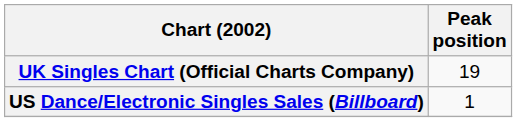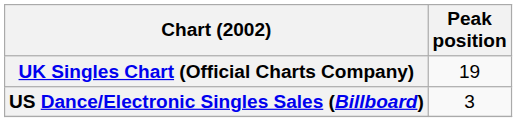(470, 101) 1 -> (470, 101) 3
